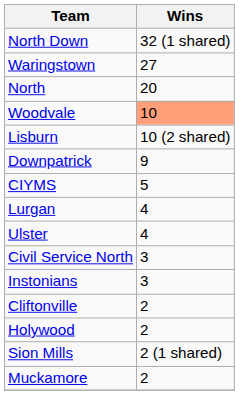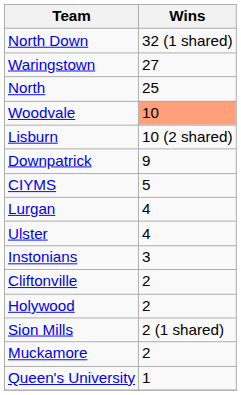(148, 88) 20 -> (151, 88) 25
- row: (70, 257)
+ row: (72, 378)
